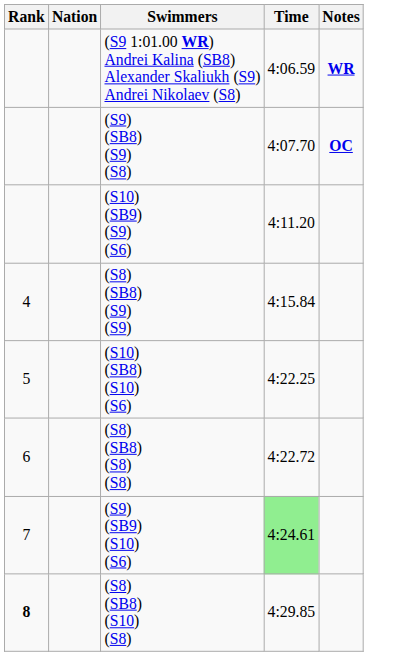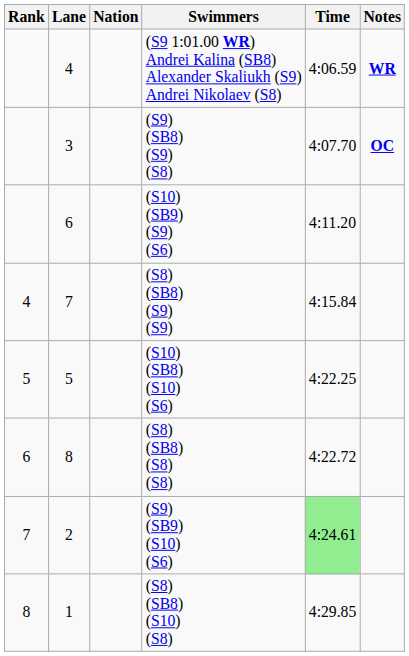+ column: (69, 16)
(26, 612) bold -> (26, 612) normal
